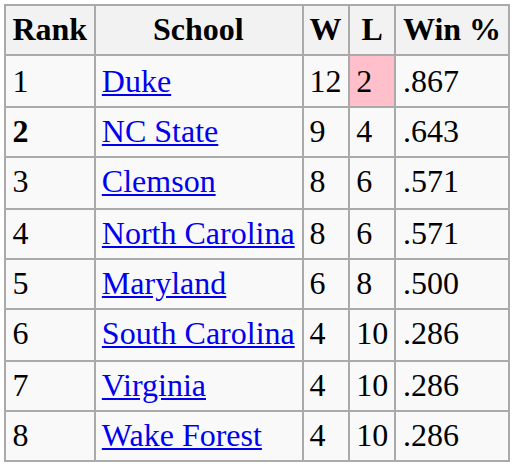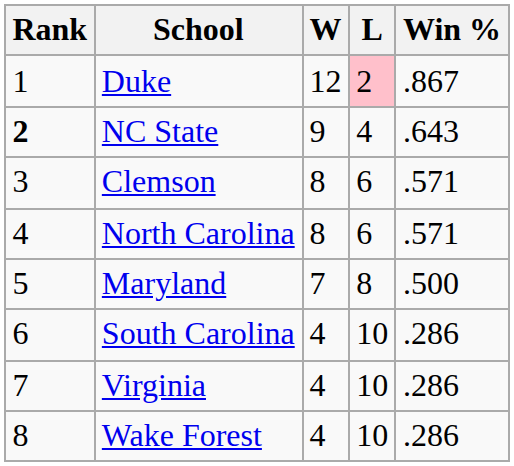(317, 283) 6 -> (317, 283) 7
